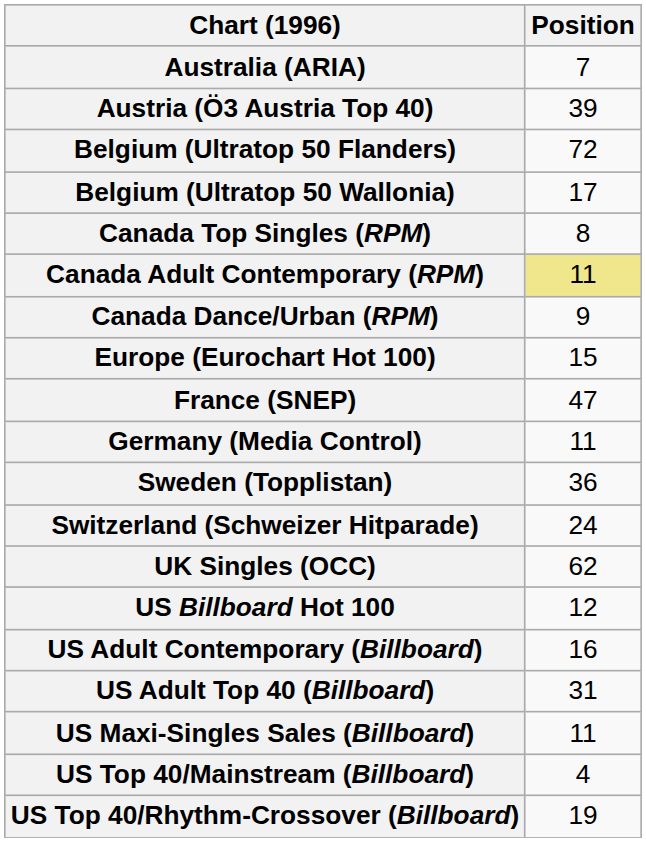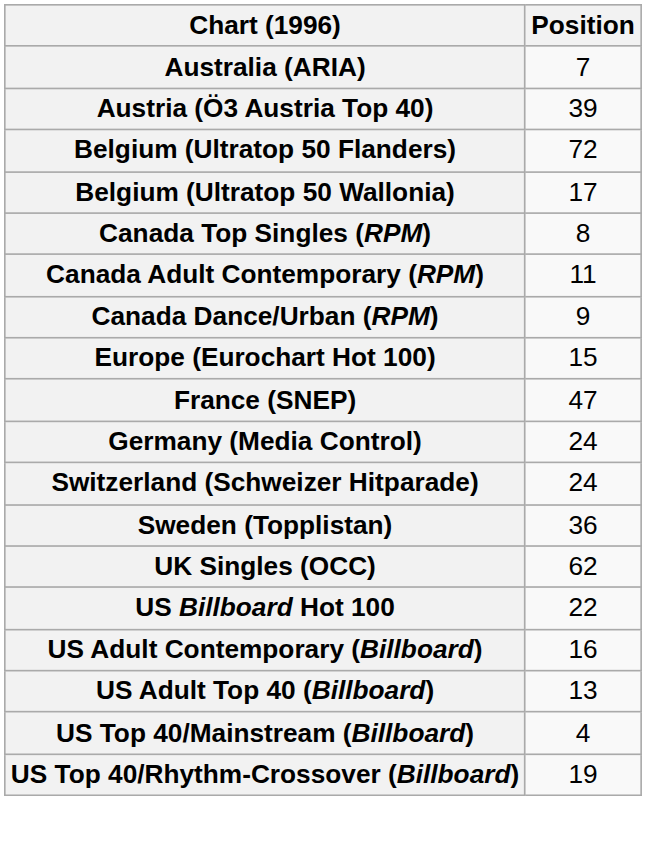(583, 274) khaki background -> (583, 274) no background
(583, 441) 11 -> (583, 441) 24
rows swapped: (265, 483) <-> (265, 524)
(583, 607) 12 -> (583, 607) 22
(583, 691) 31 -> (583, 691) 13
- row: (265, 732)
